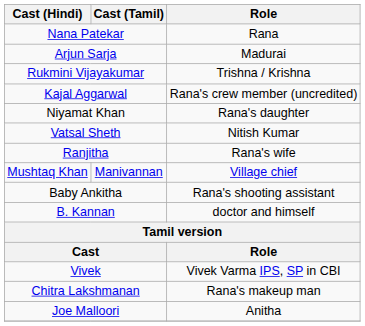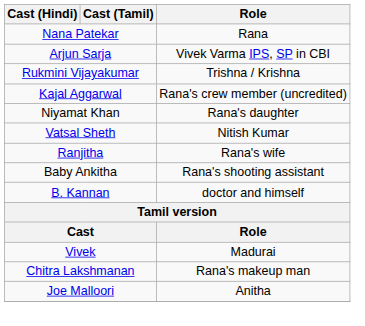(264, 53) Madurai -> (253, 53) Vivek Varma IPS, SP in CBI
- row: (48, 172)
(264, 271) Vivek Varma IPS, SP in CBI -> (253, 251) Madurai
